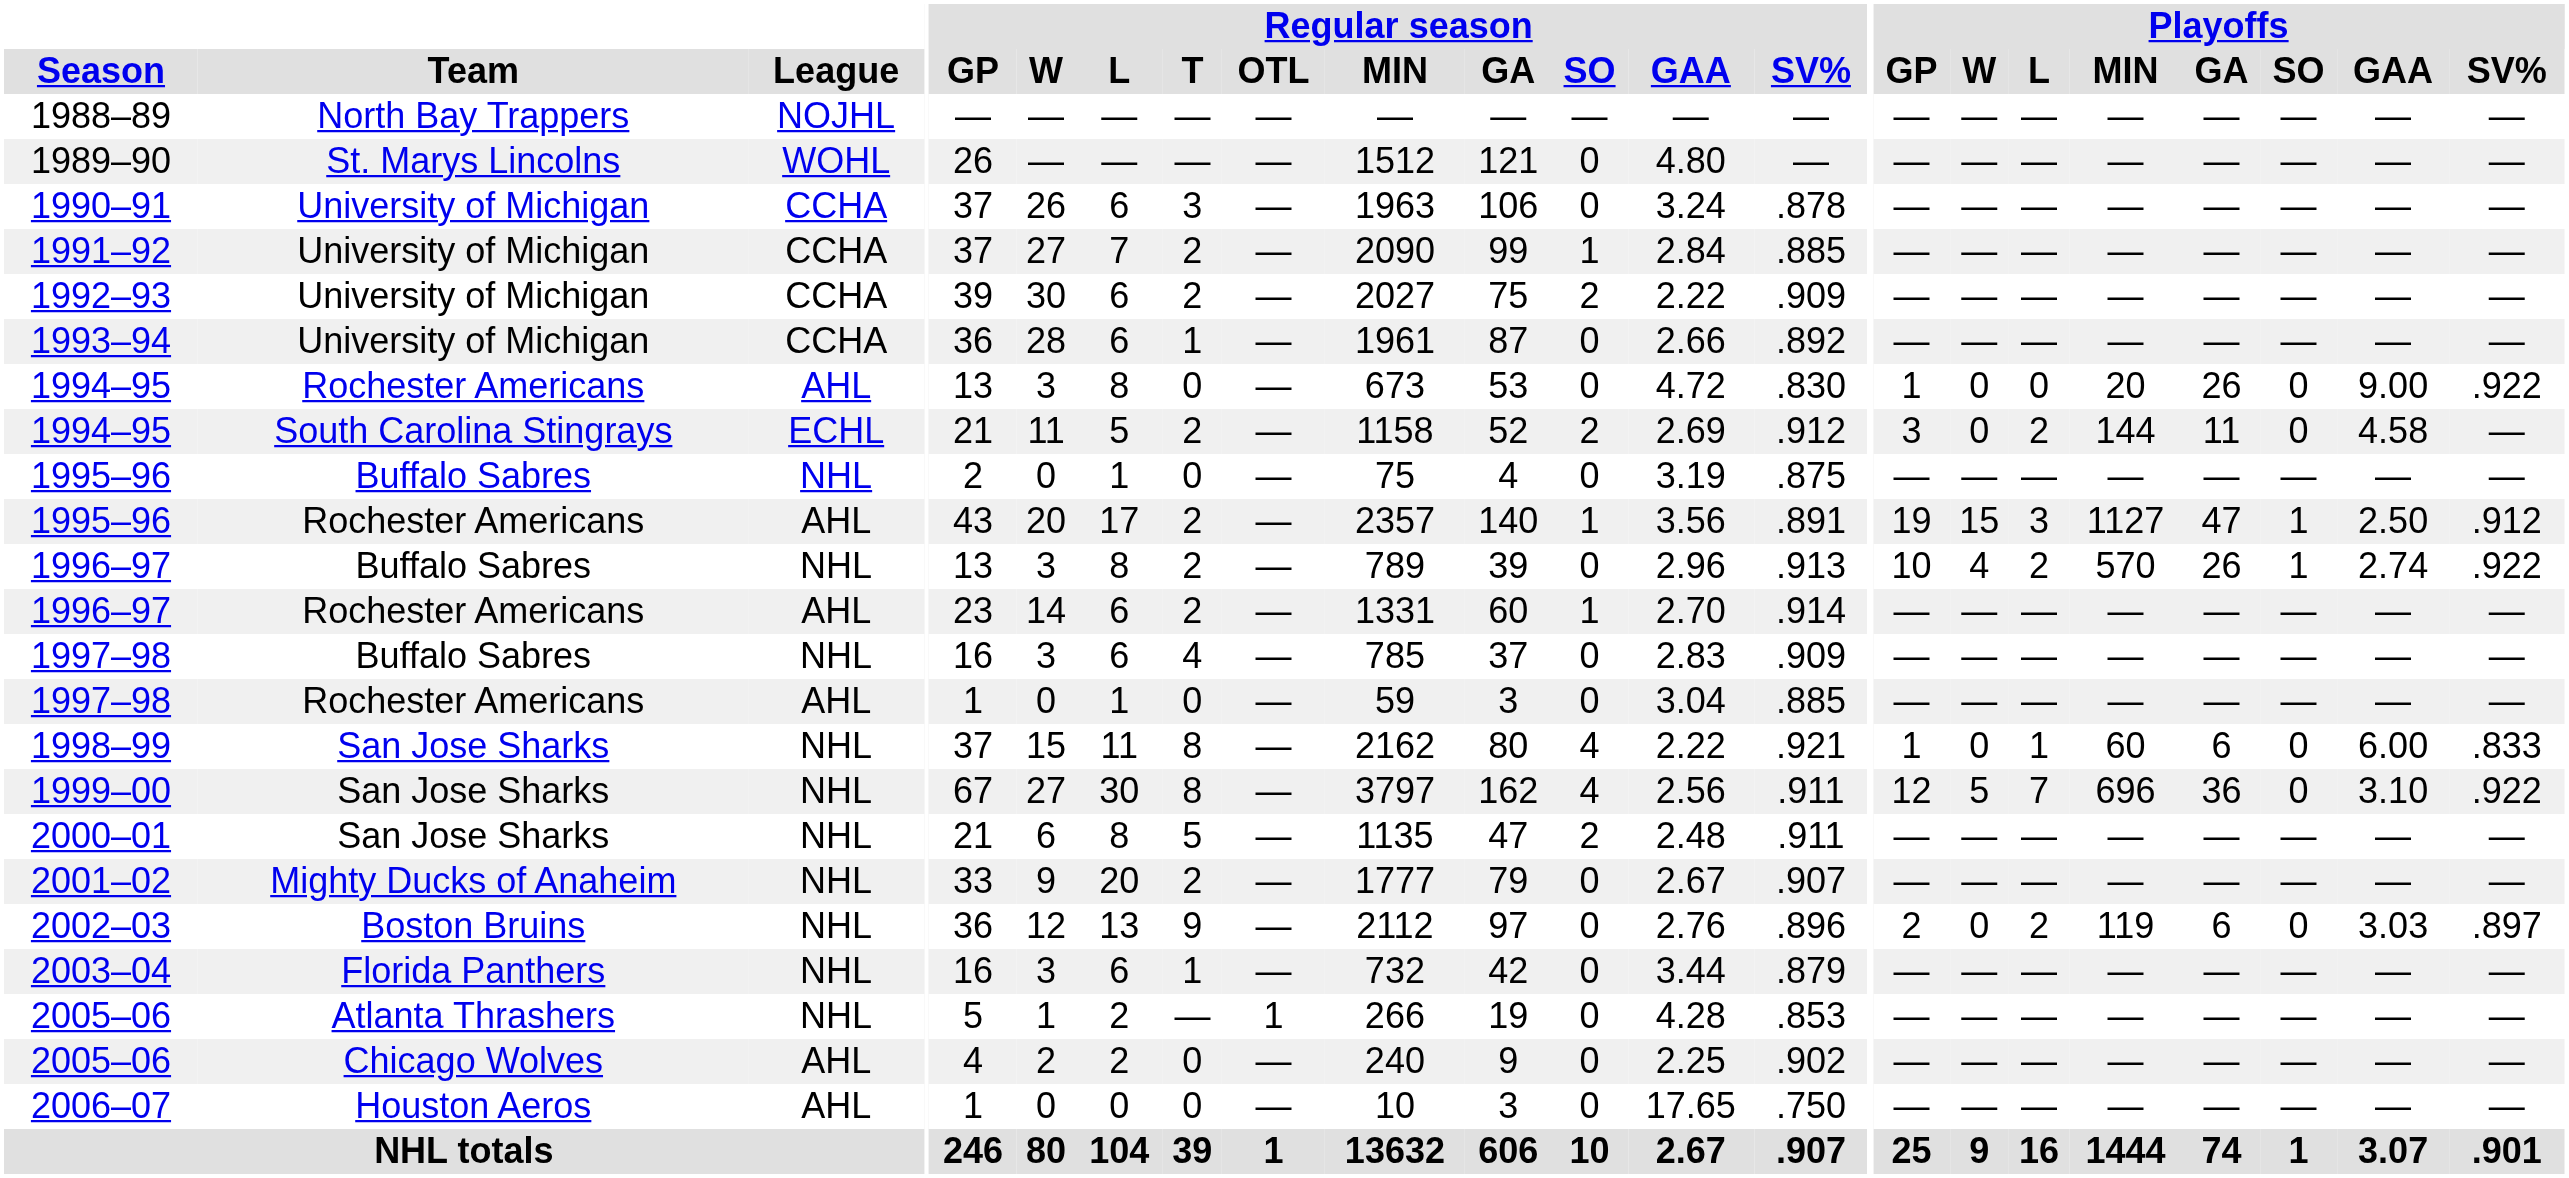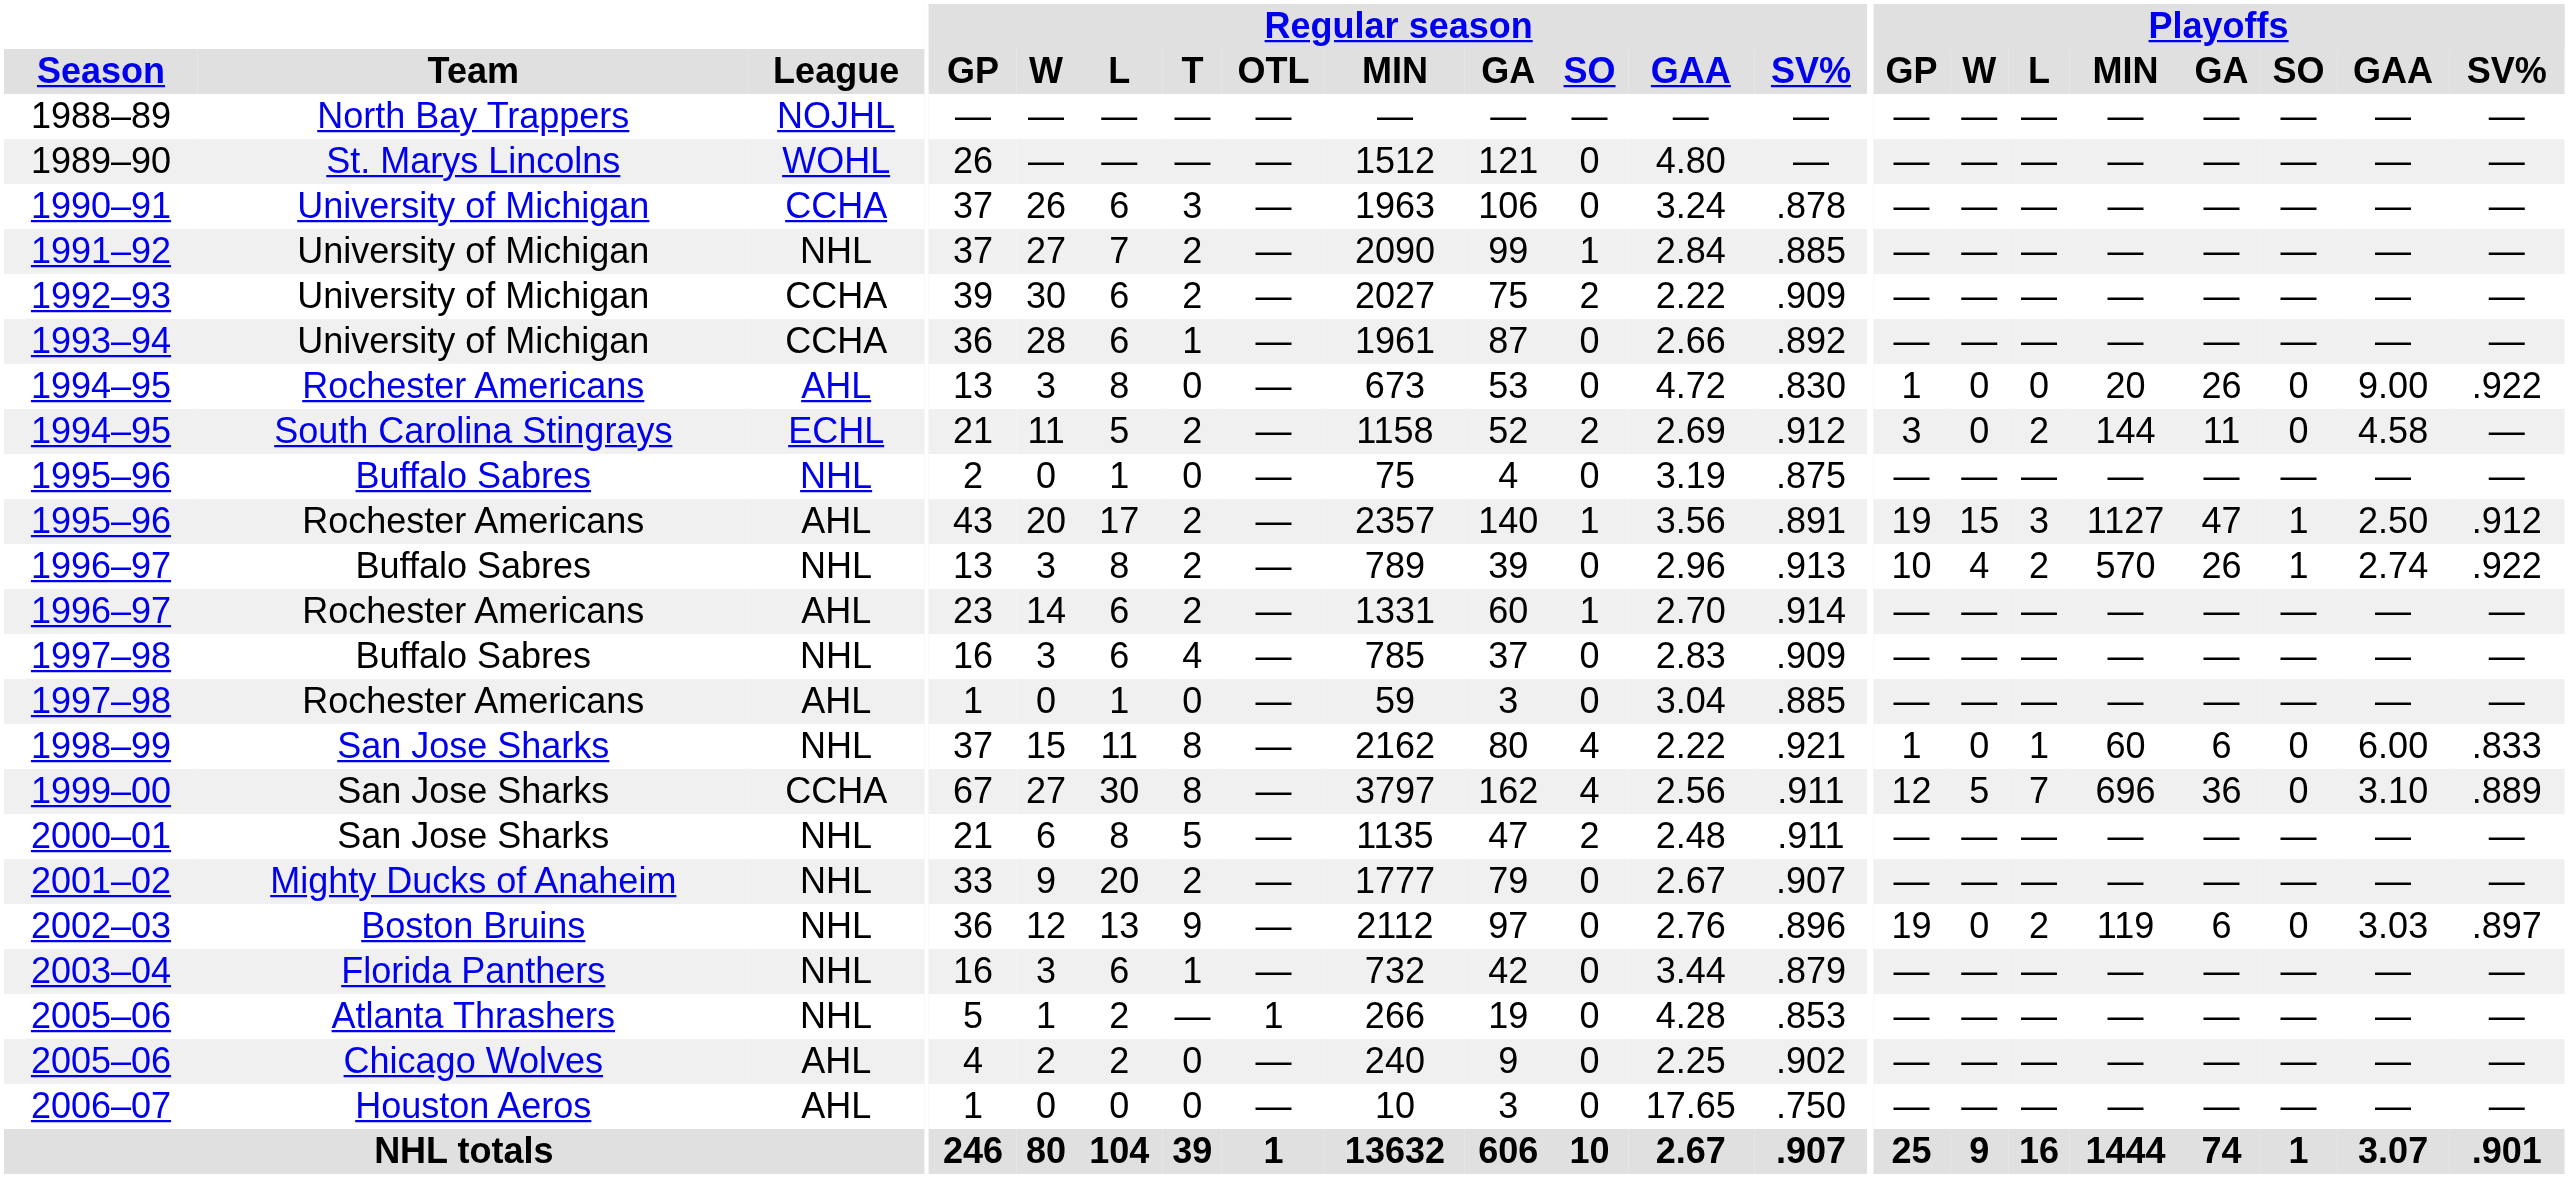(836, 250) CCHA -> (836, 250) NHL
(836, 790) NHL -> (836, 790) CCHA
(2507, 790) .922 -> (2507, 790) .889
(1912, 925) 2 -> (1912, 925) 19
